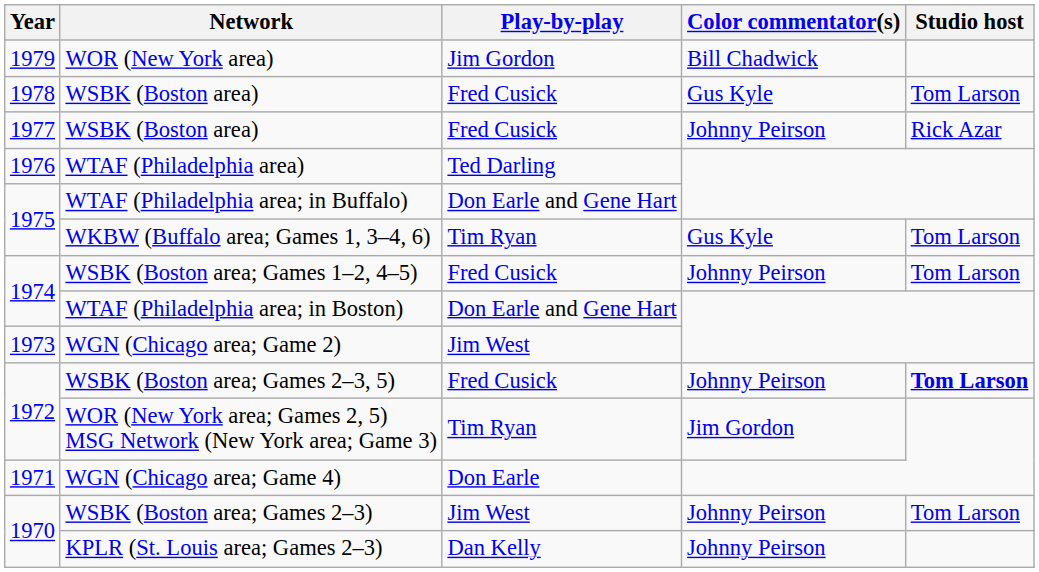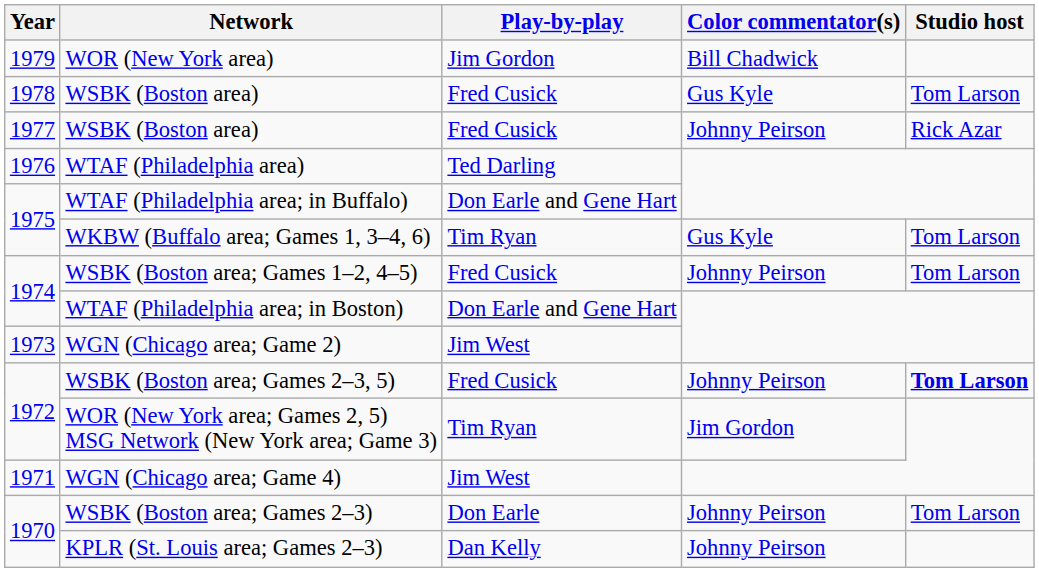(493, 477) Don Earle -> (489, 477) Jim West
(489, 512) Jim West -> (493, 512) Don Earle
